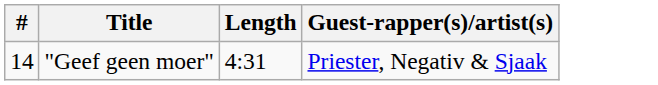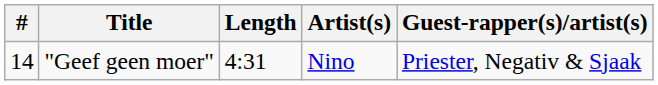+ column: (349, 23)
